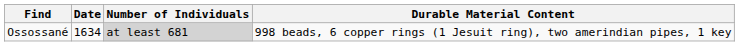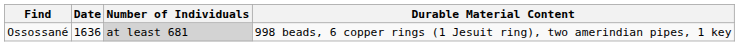(87, 32) 1634 -> (87, 32) 1636
